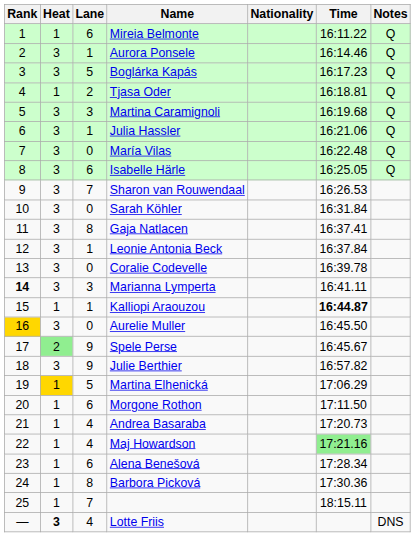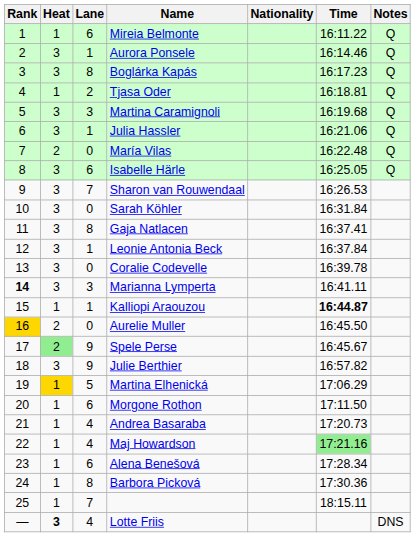(90, 72) 5 -> (90, 72) 8
(56, 151) 3 -> (56, 151) 2
(56, 326) 3 -> (56, 326) 2
